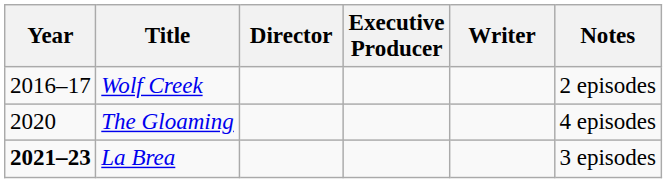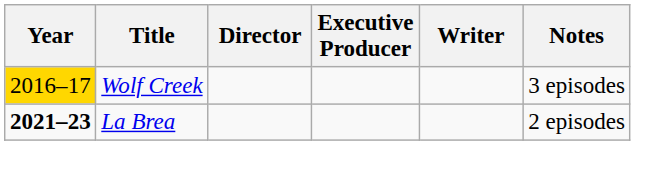(50, 85) no background -> (50, 85) gold background
(608, 85) 2 episodes -> (577, 85) 3 episodes
- row: (168, 121)
(608, 158) 3 episodes -> (577, 121) 2 episodes
